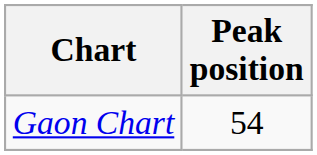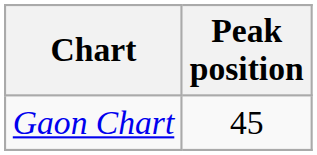(247, 122) 54 -> (247, 122) 45
